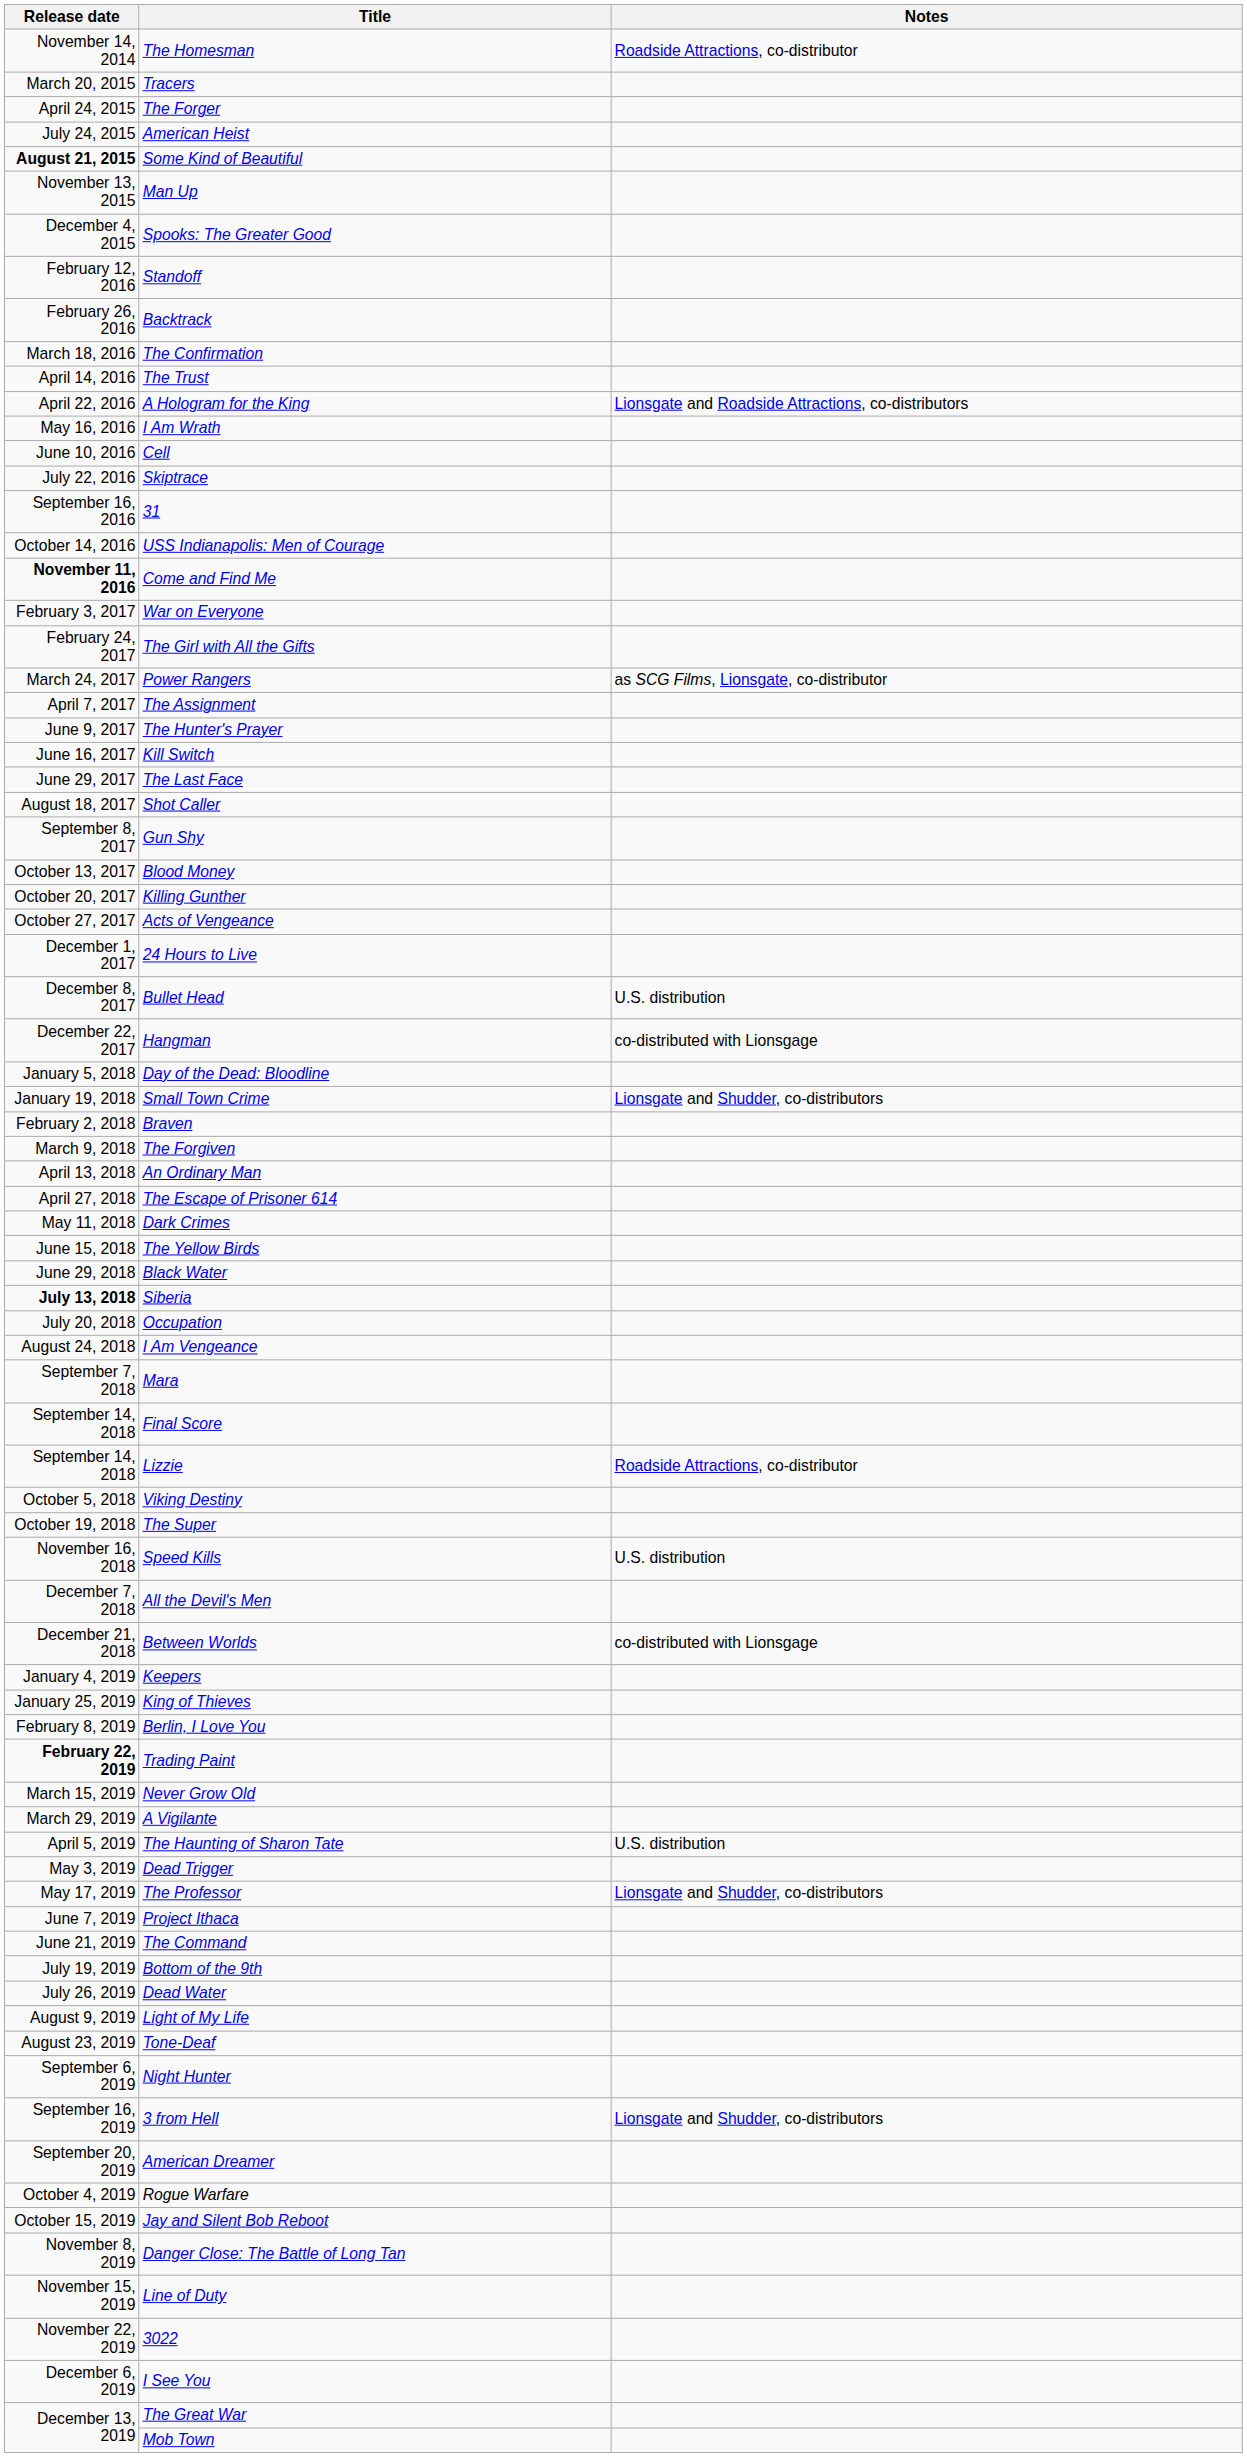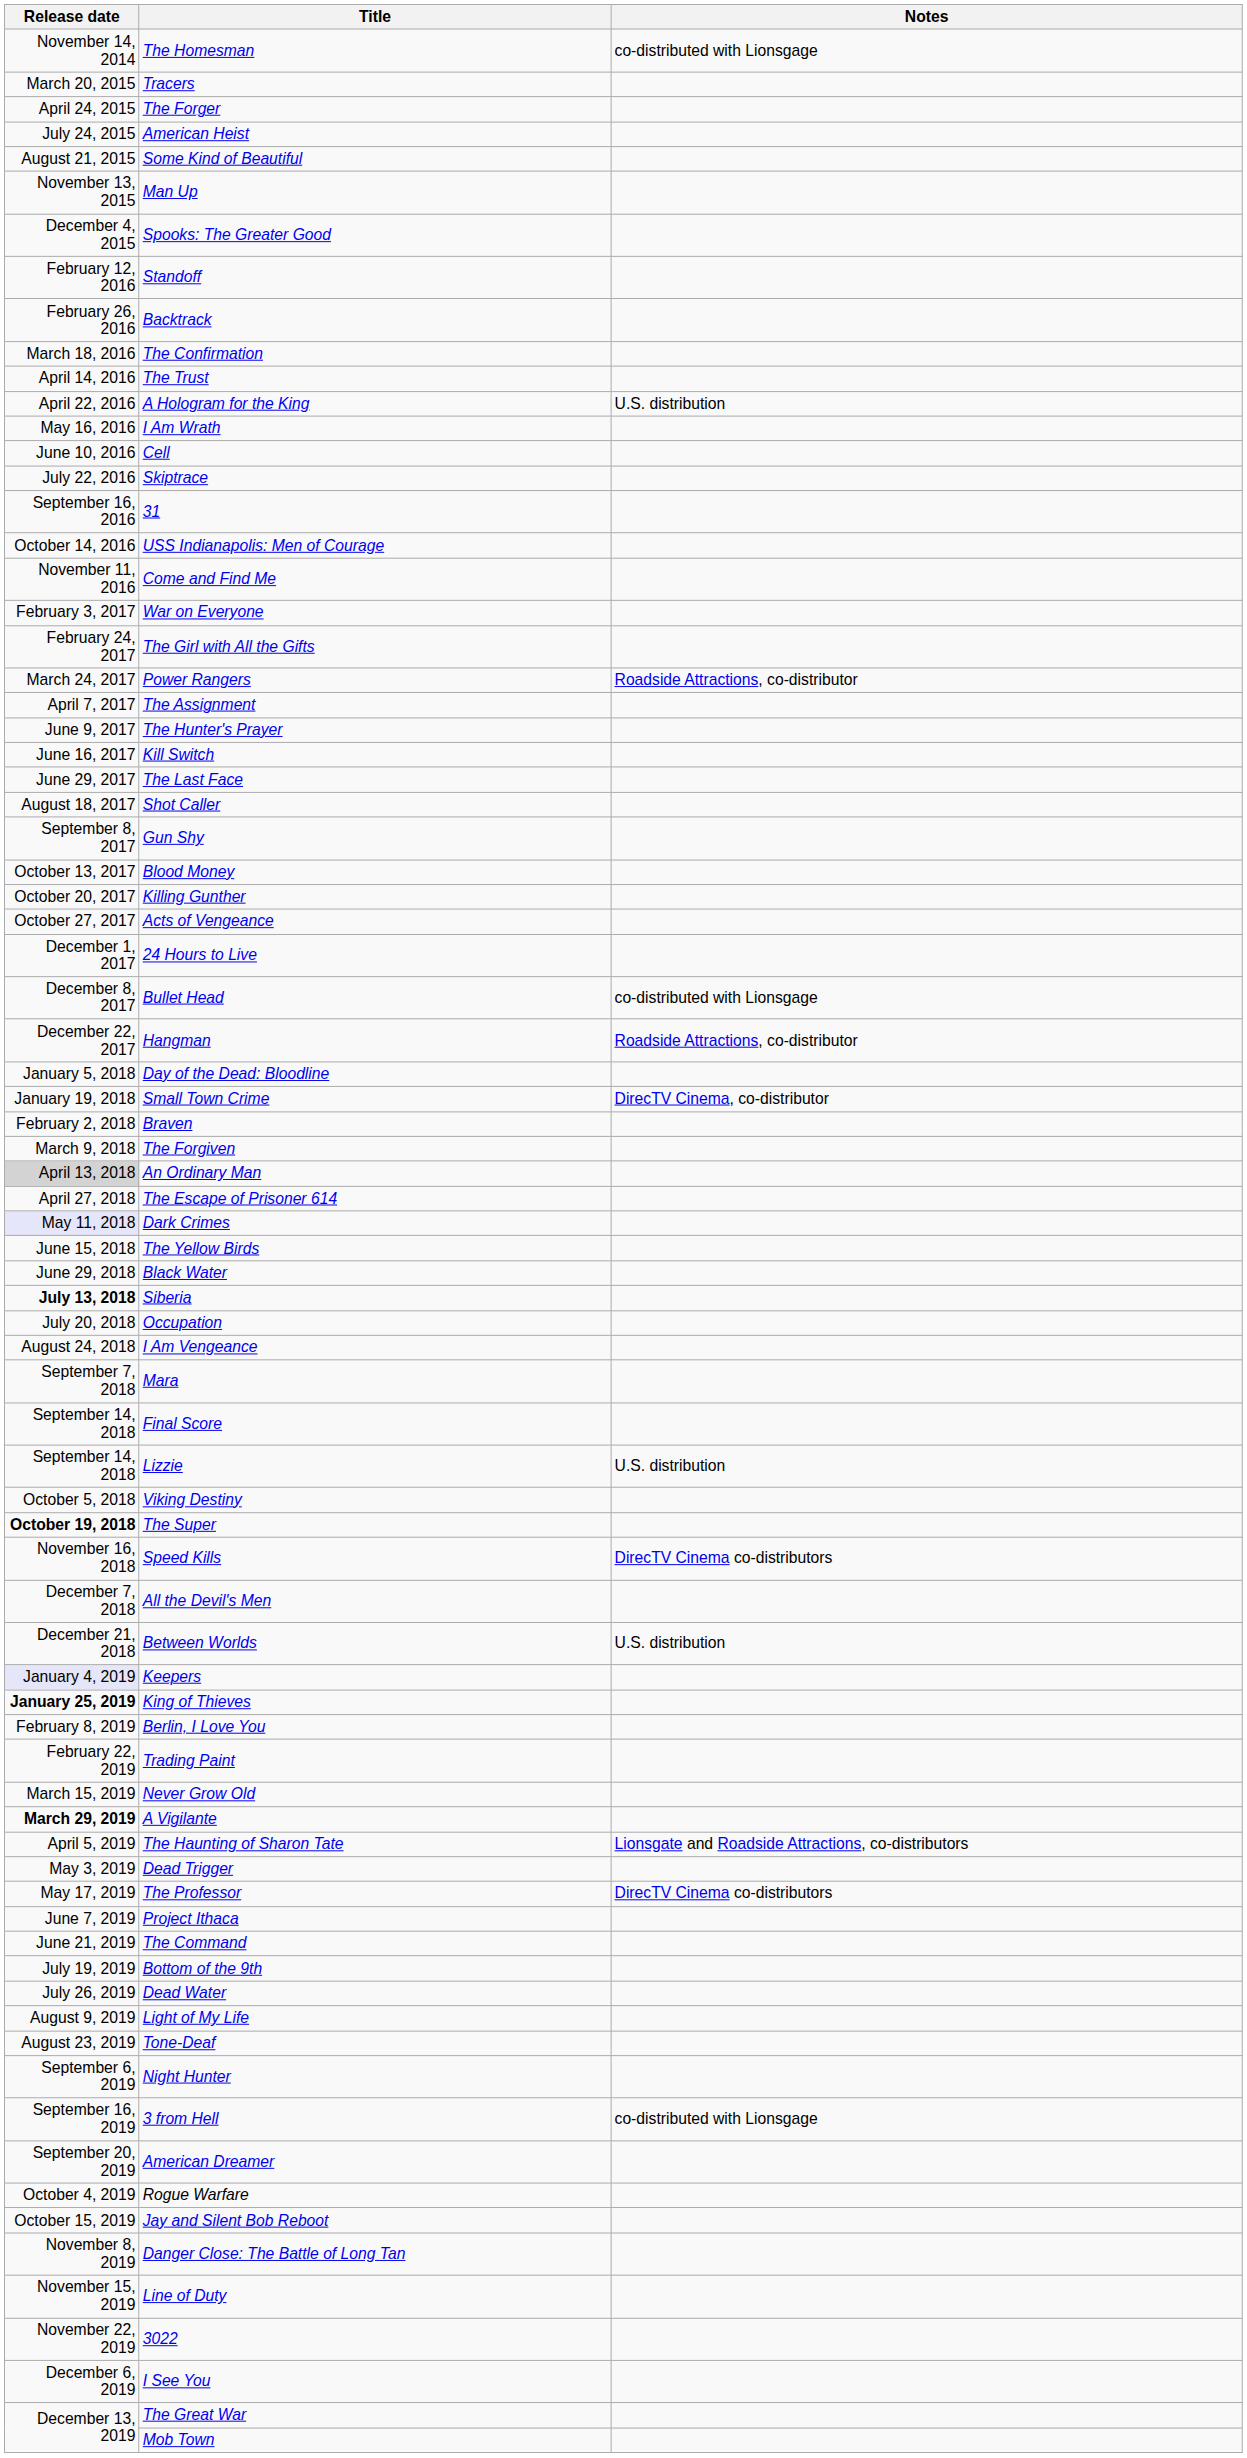(736, 50) Roadside Attractions, co-distributor -> (716, 50) co-distributed with Lionsgage
(76, 158) bold -> (78, 158) normal
(791, 403) Lionsgate and Roadside Attractions, co-distributors -> (670, 403) U.S. distribution
(85, 579) bold -> (87, 579) normal
(751, 680) as SCG Films, Lionsgate, co-distributor -> (736, 680) Roadside Attractions, co-distributor
(670, 997) U.S. distribution -> (716, 997) co-distributed with Lionsgage
(716, 1040) co-distributed with Lionsgage -> (736, 1040) Roadside Attractions, co-distributor
(749, 1098) Lionsgate and Shudder, co-distributors -> (722, 1098) DirecTV Cinema, co-distributor
(87, 1173) no background -> (87, 1173) lightgrey background
(89, 1223) no background -> (89, 1223) lavender background
(736, 1466) Roadside Attractions, co-distributor -> (670, 1466) U.S. distribution
(75, 1524) normal -> (73, 1524) bold
(670, 1558) U.S. distribution -> (723, 1558) DirecTV Cinema co-distributors
(716, 1643) co-distributed with Lionsgage -> (670, 1643) U.S. distribution
(79, 1677) no background -> (79, 1677) lavender background
(75, 1702) normal -> (73, 1702) bold
(89, 1760) bold -> (91, 1760) normal
(81, 1819) normal -> (80, 1819) bold
(670, 1844) U.S. distribution -> (791, 1844) Lionsgate and Roadside Attractions, co-distributors
(749, 1893) Lionsgate and Shudder, co-distributors -> (723, 1893) DirecTV Cinema co-distributors
(749, 2119) Lionsgate and Shudder, co-distributors -> (716, 2119) co-distributed with Lionsgage
